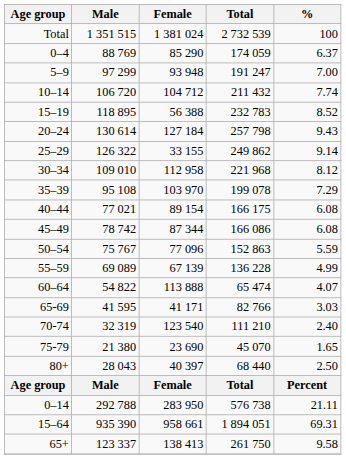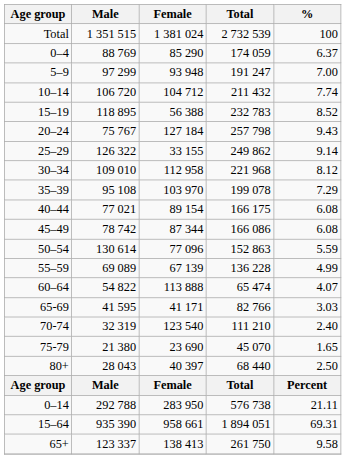(116, 131) 130 614 -> (119, 131) 75 767
(119, 248) 75 767 -> (116, 248) 130 614
